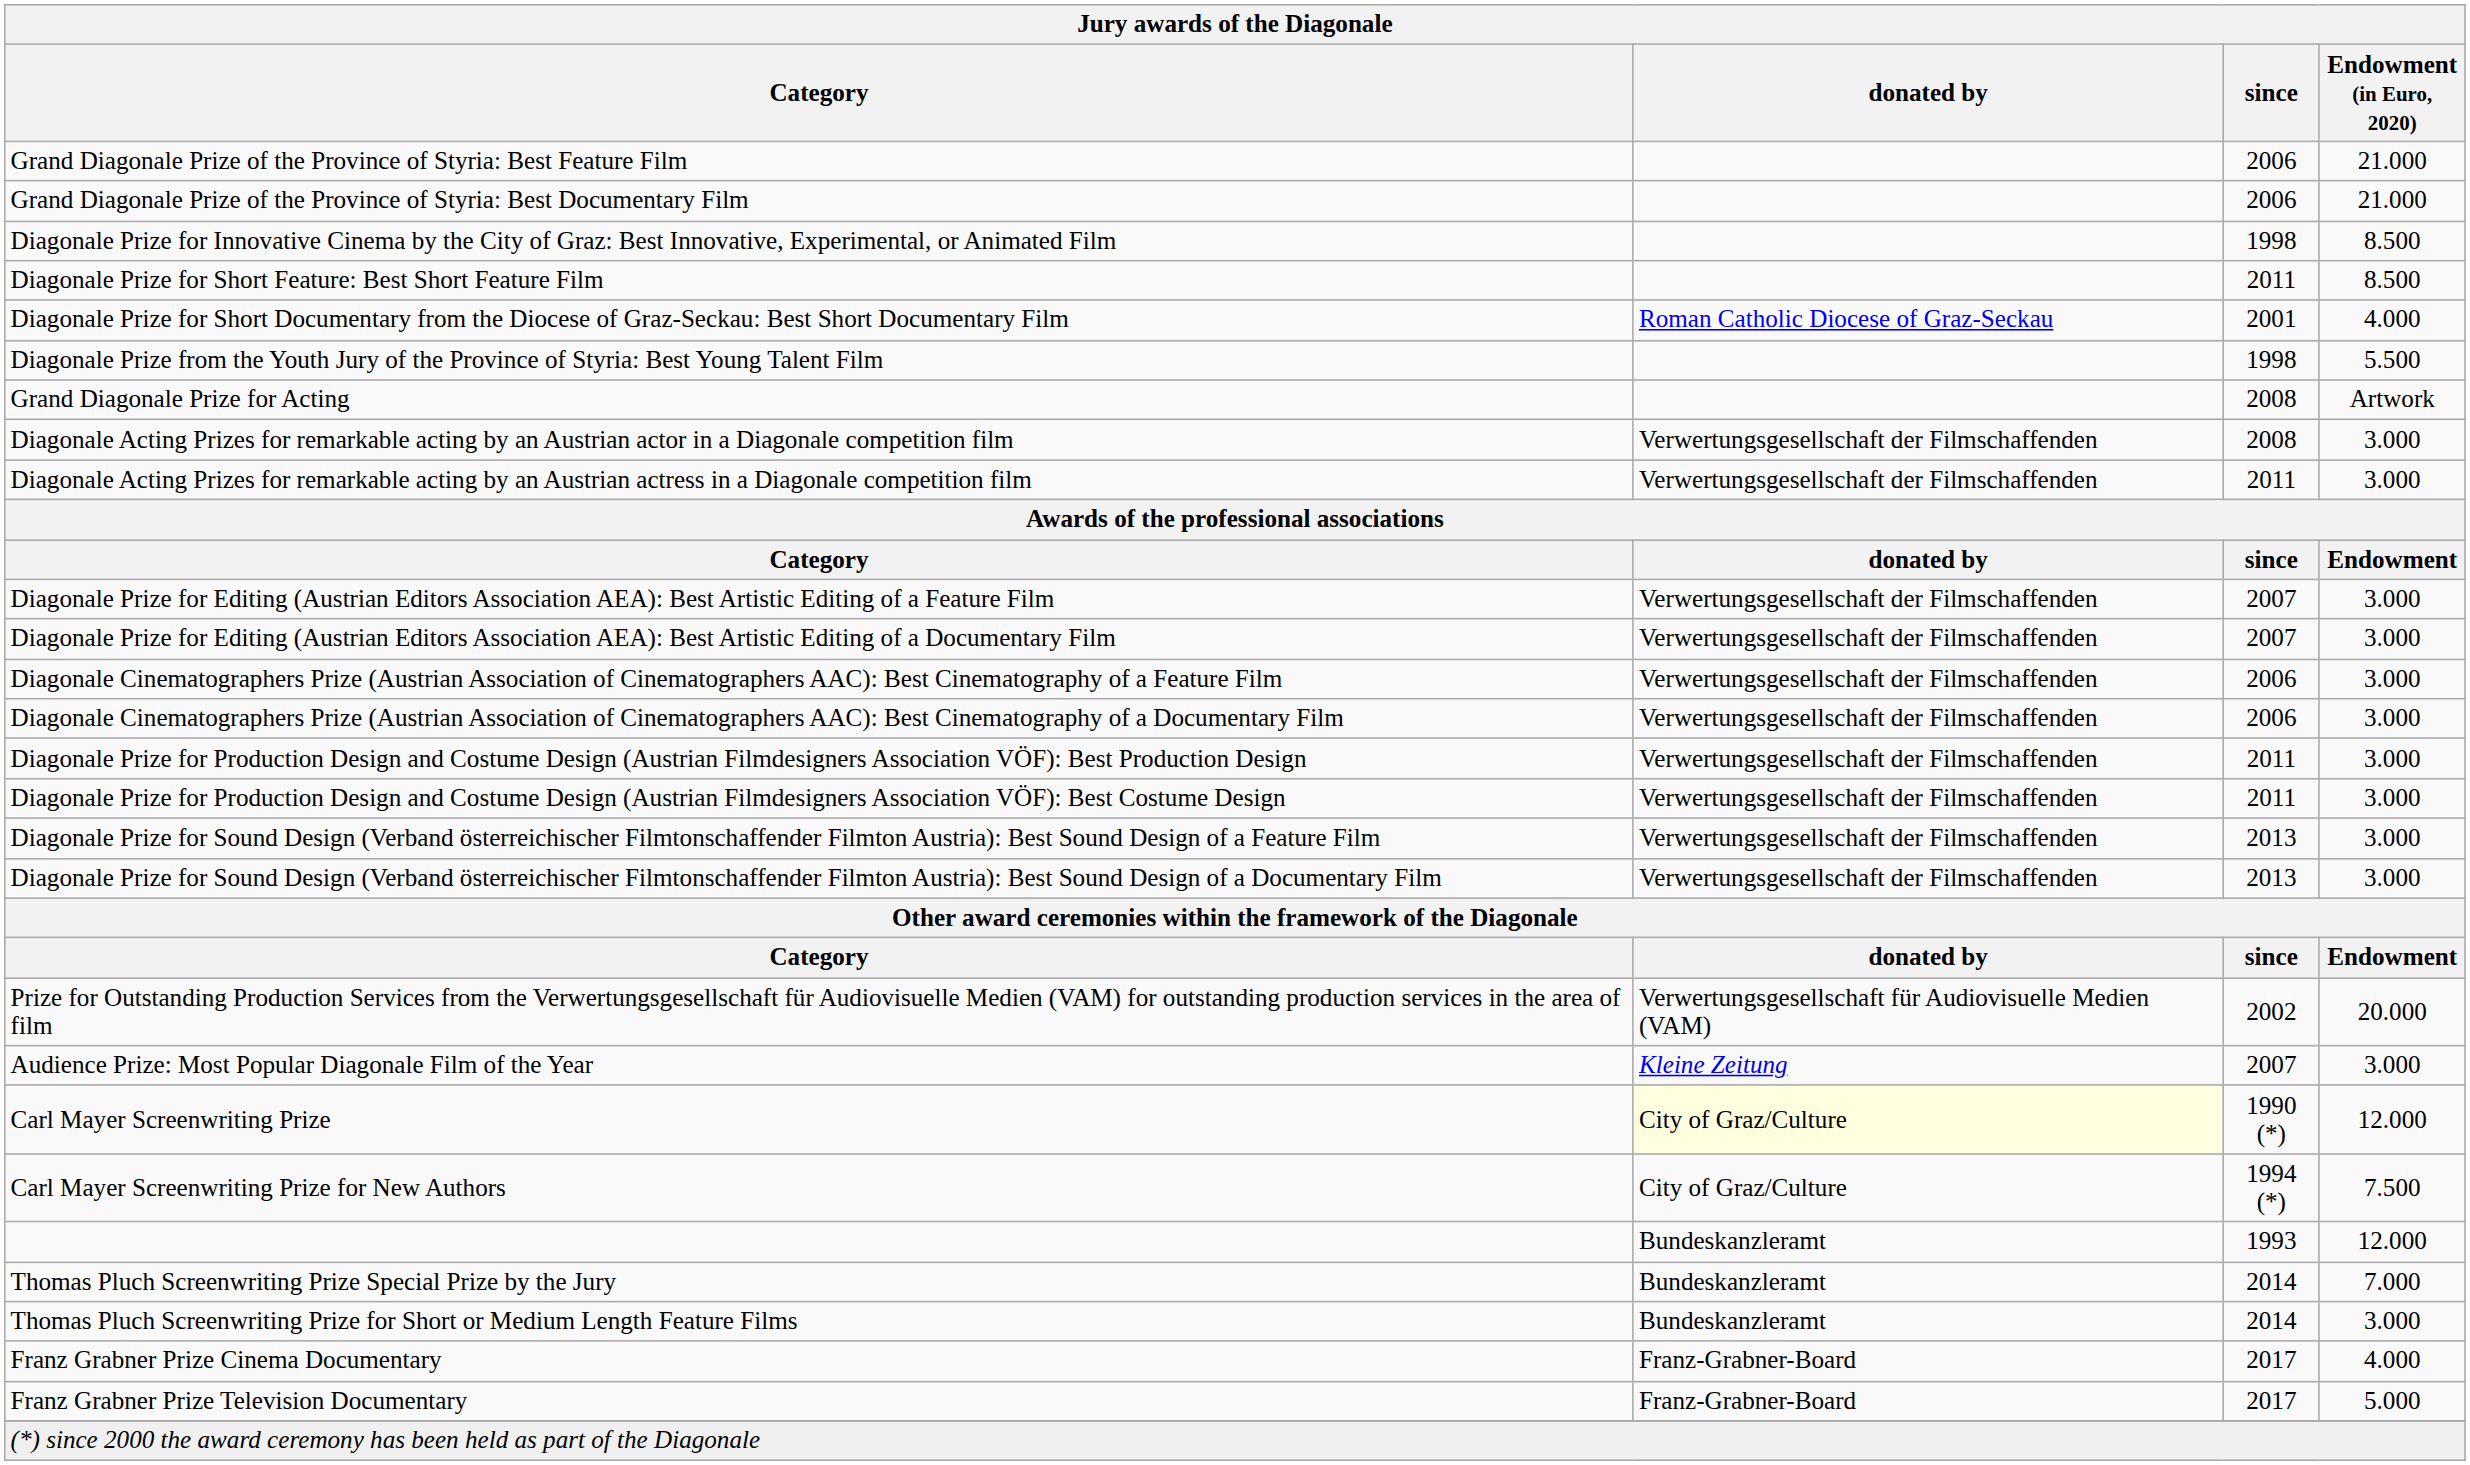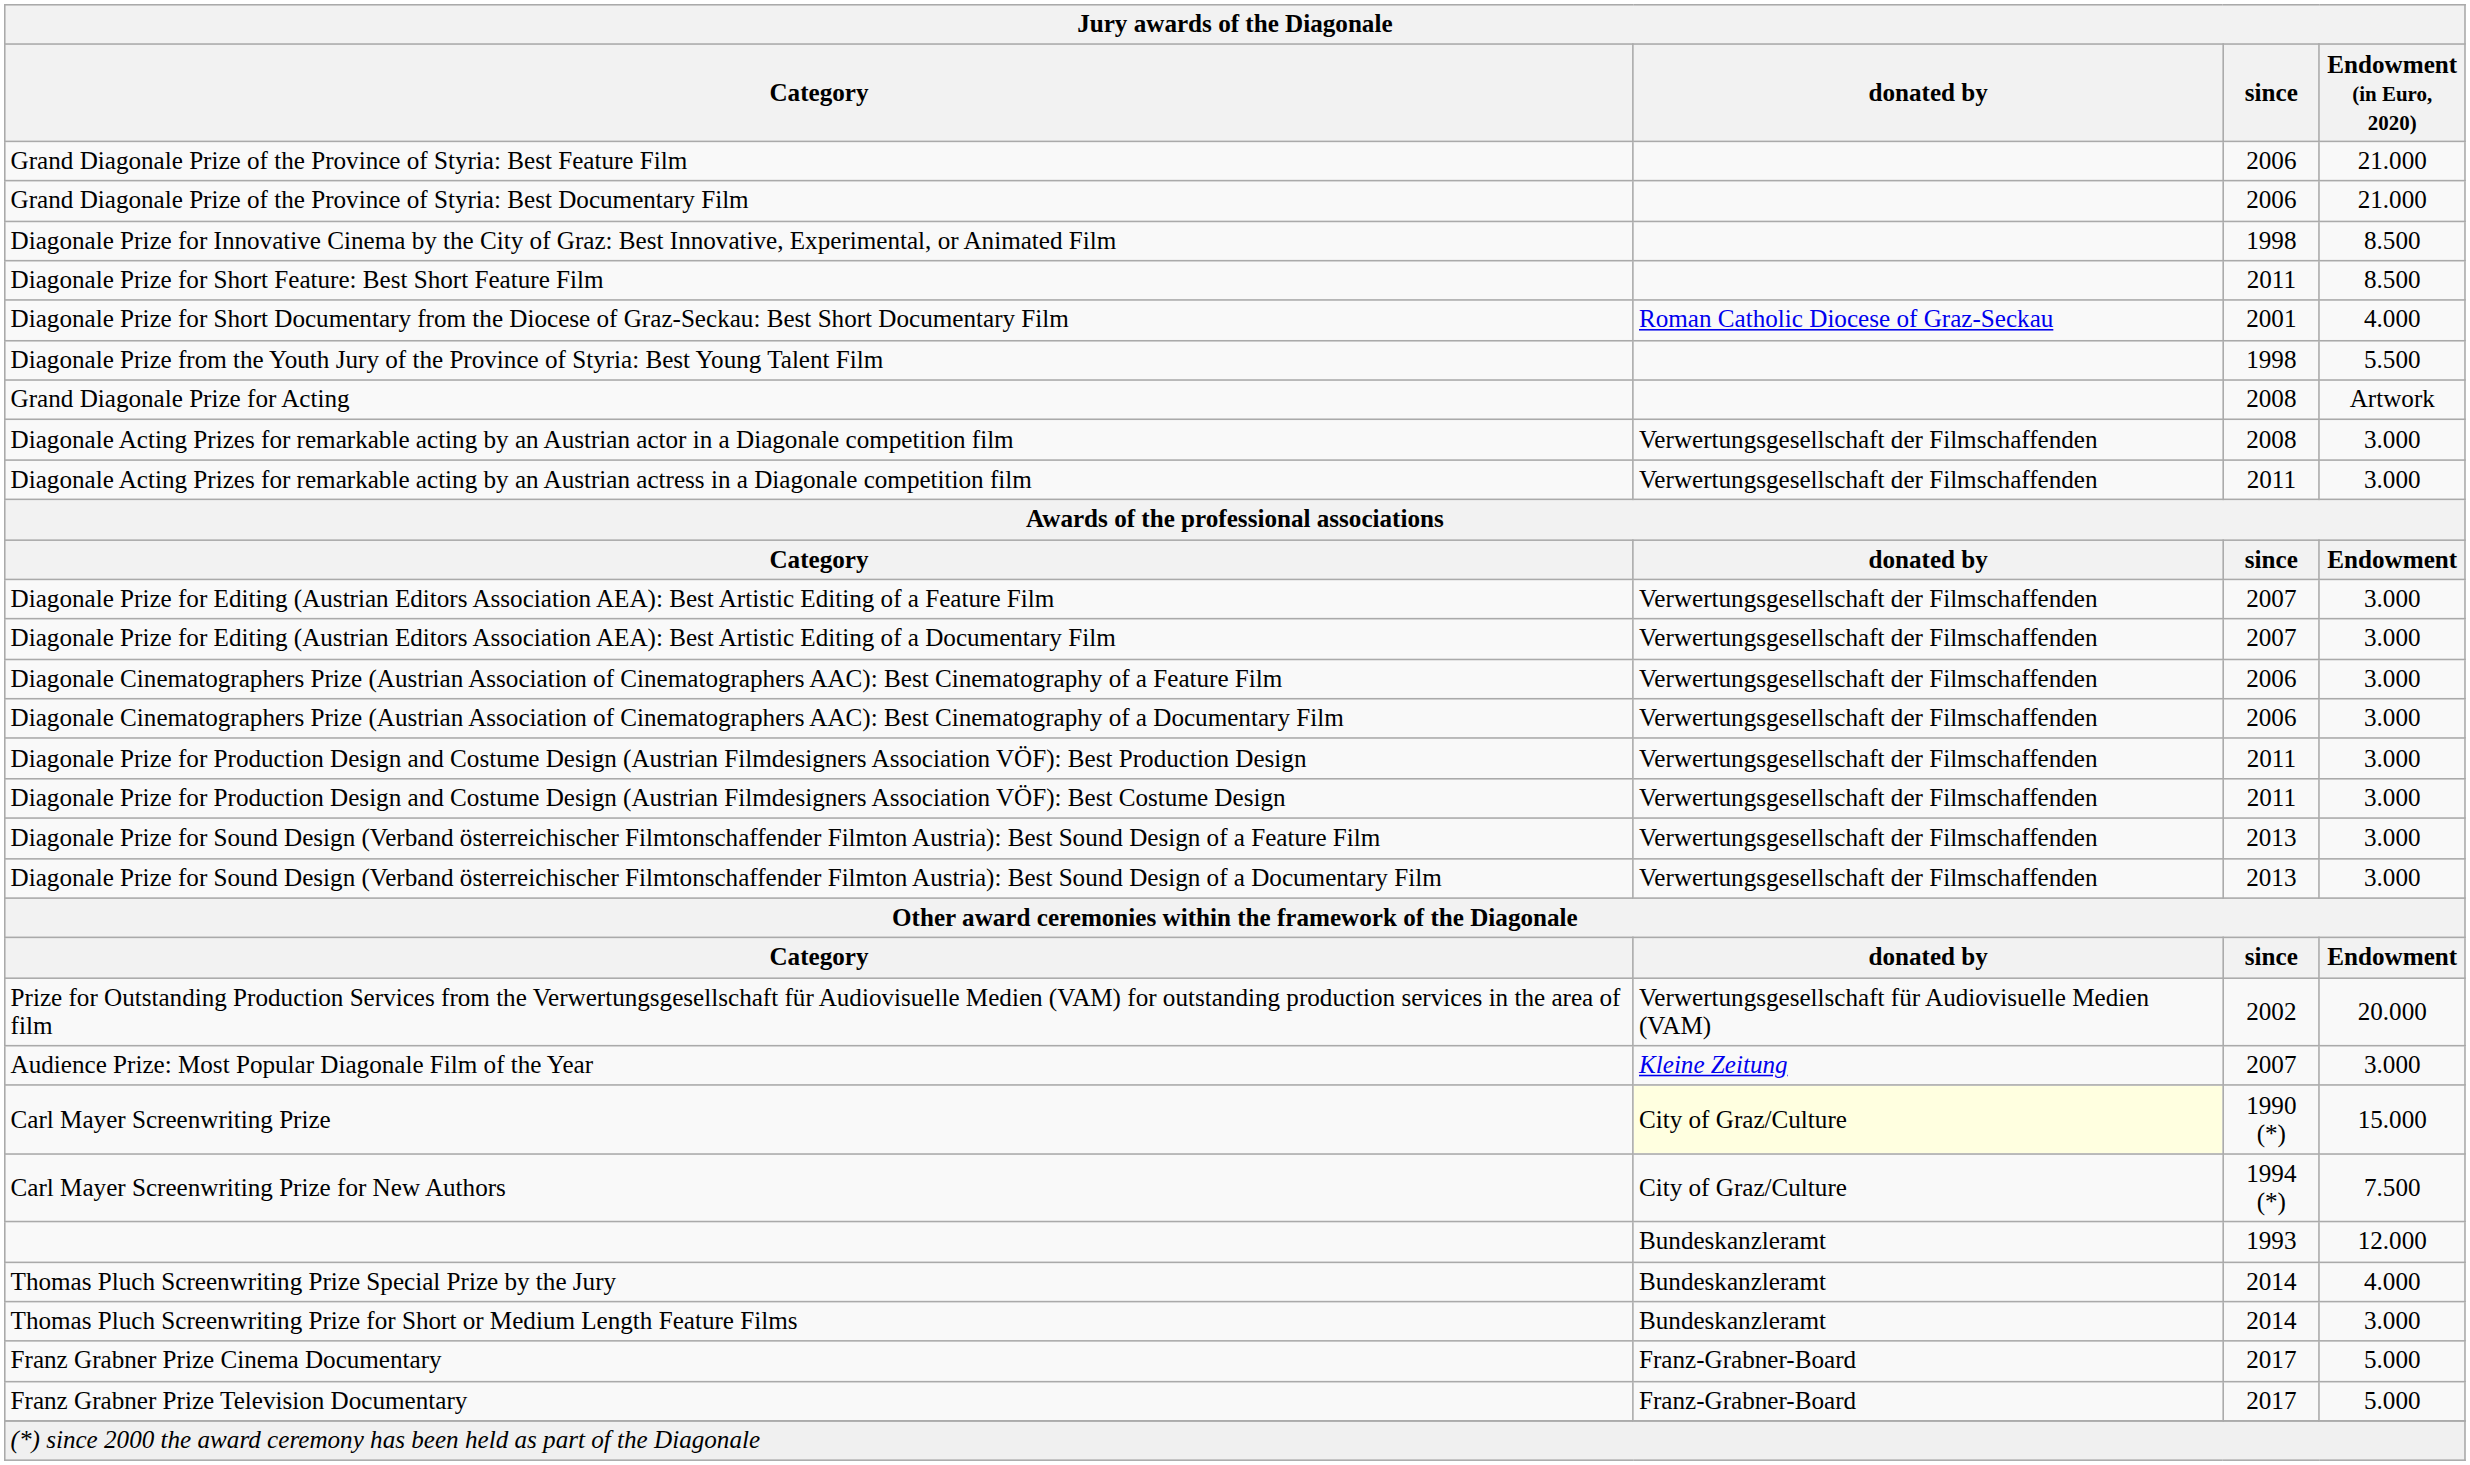(2392, 1119) 12.000 -> (2392, 1119) 15.000
(2392, 1281) 7.000 -> (2392, 1281) 4.000
(2392, 1360) 4.000 -> (2392, 1360) 5.000
